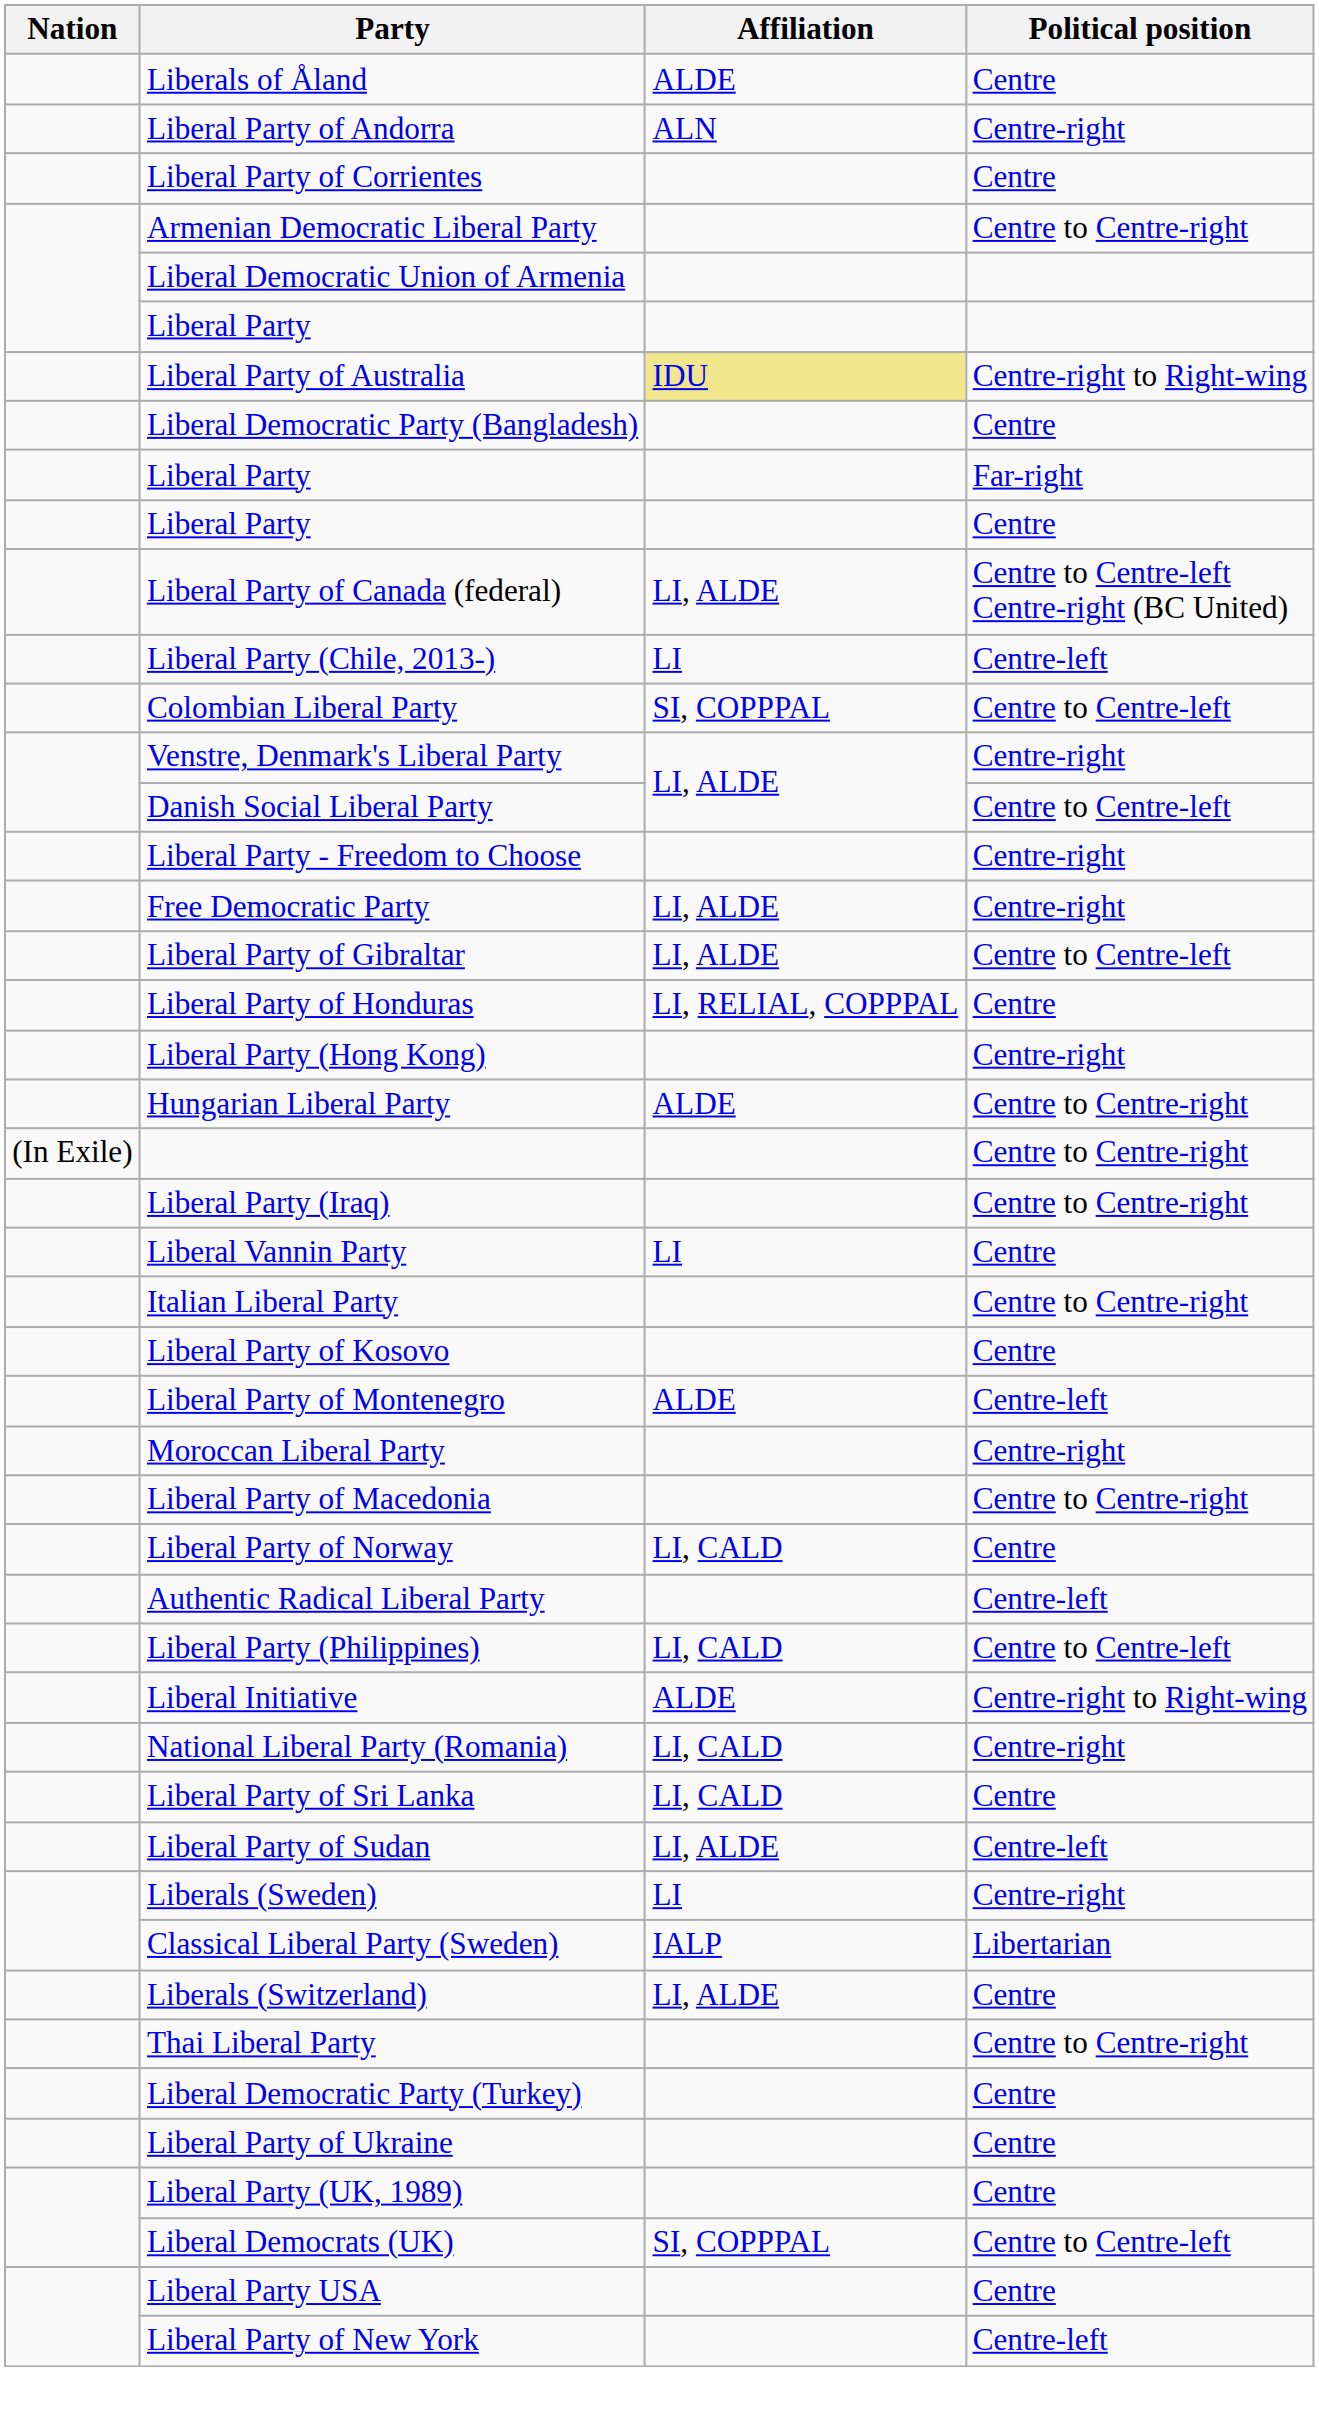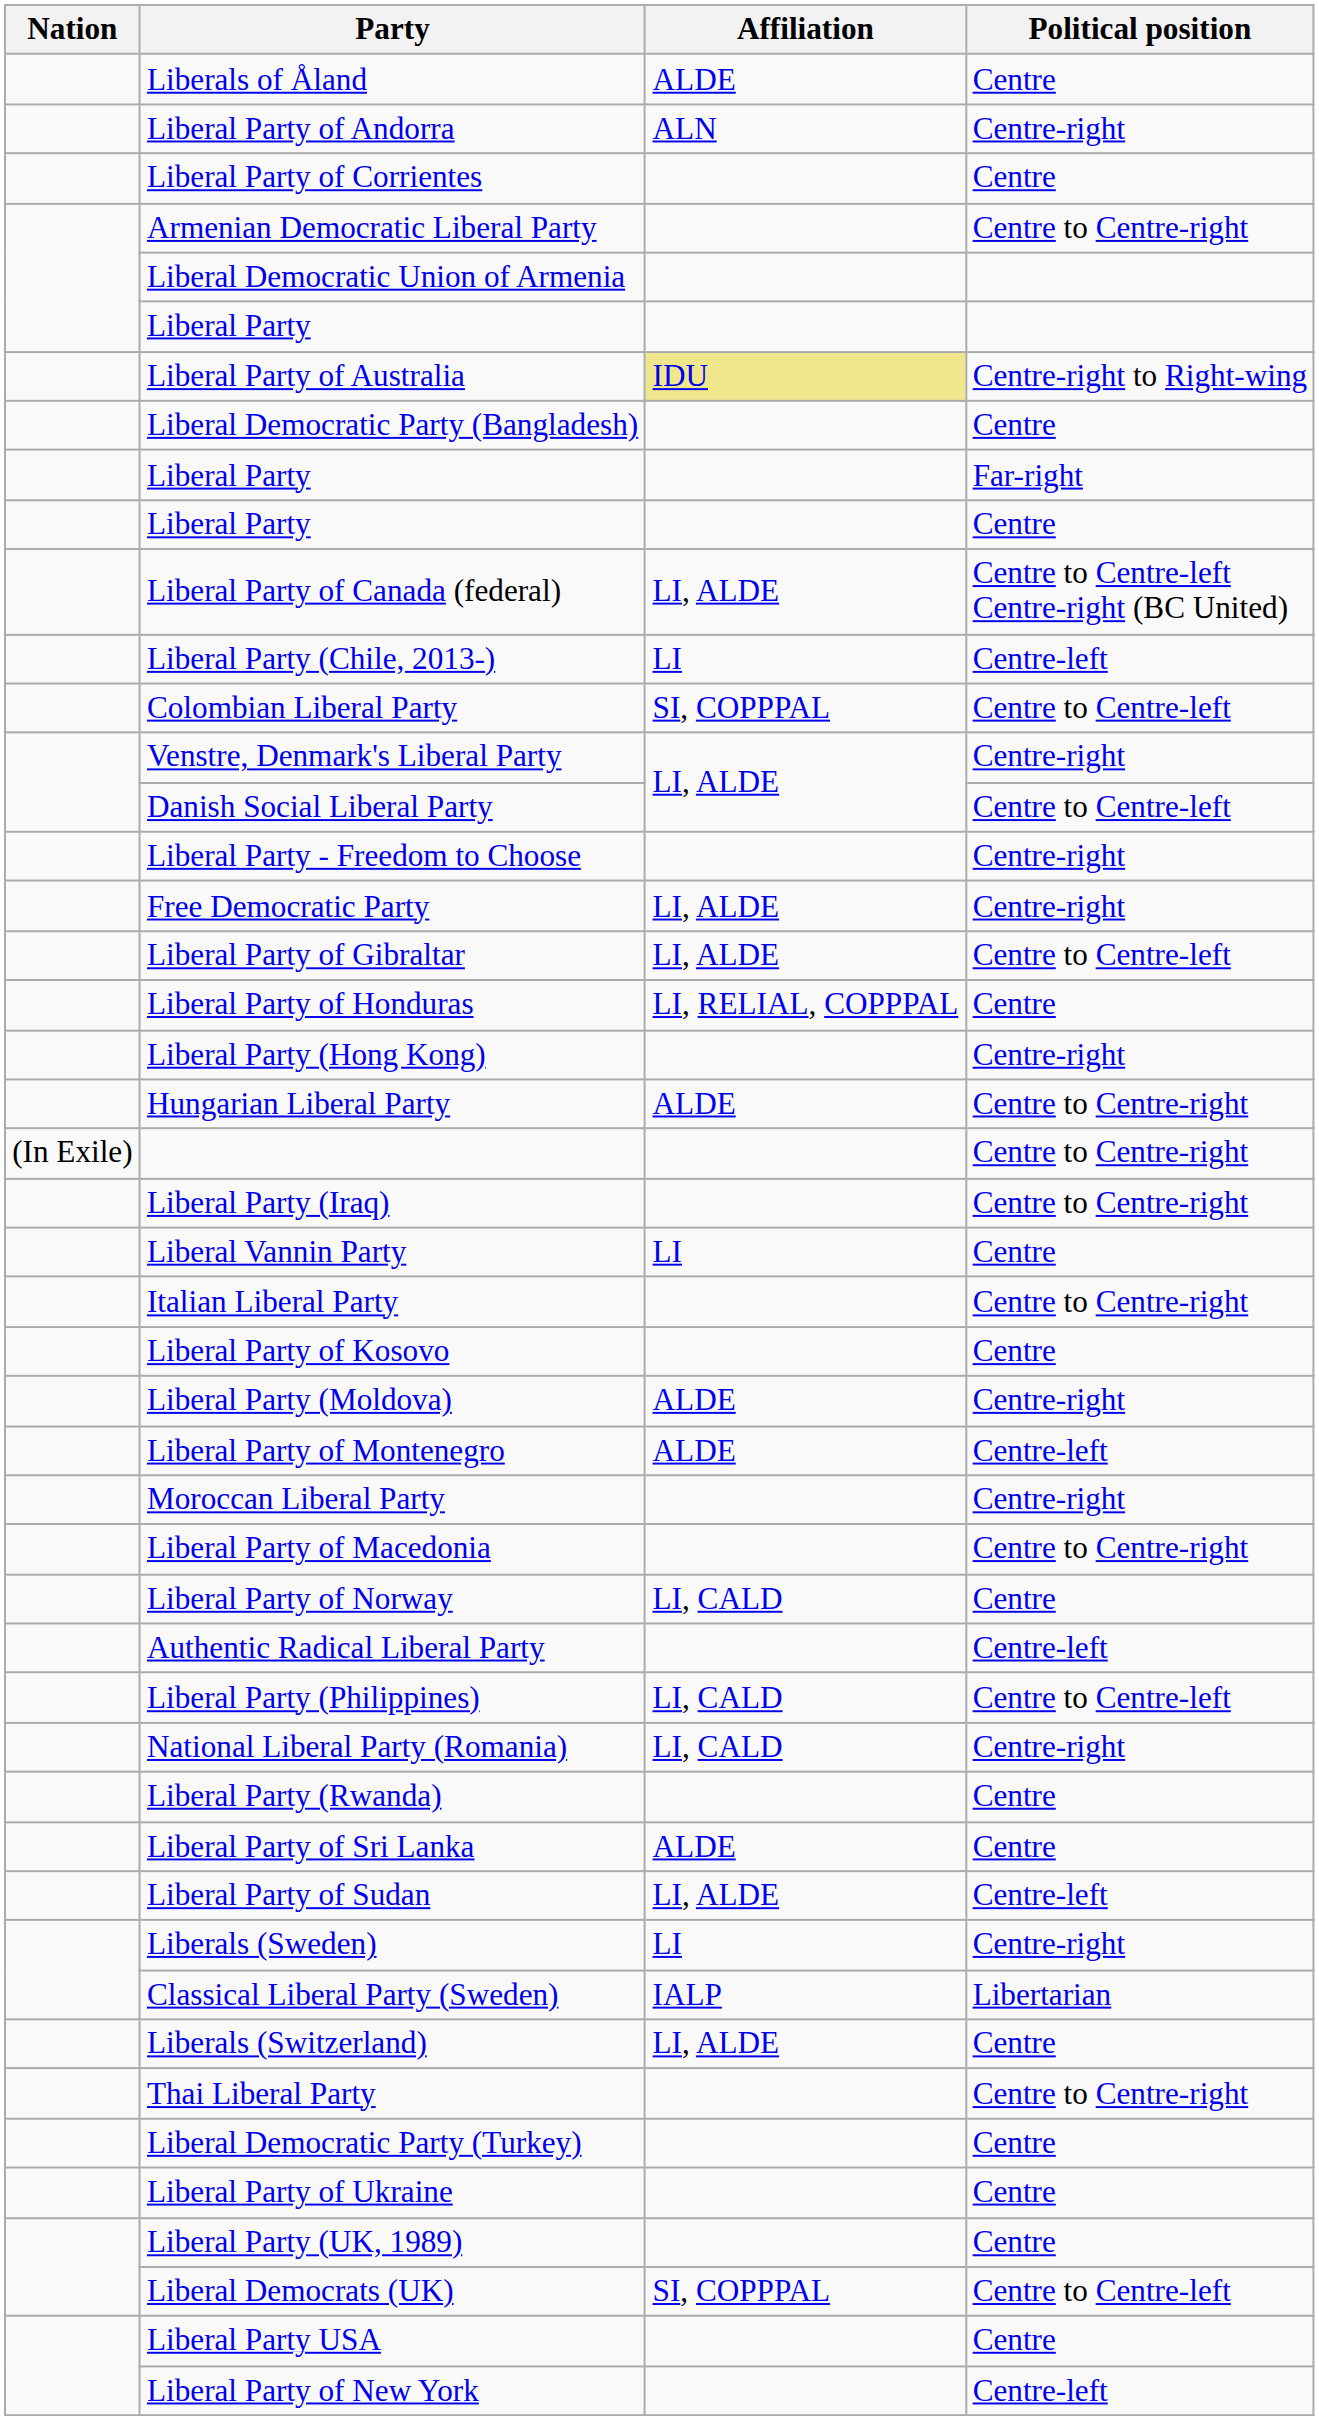+ row: (299, 1400)
- row: (252, 1697)
+ row: (294, 1796)
(718, 1796) LI, CALD -> (694, 1845) ALDE
